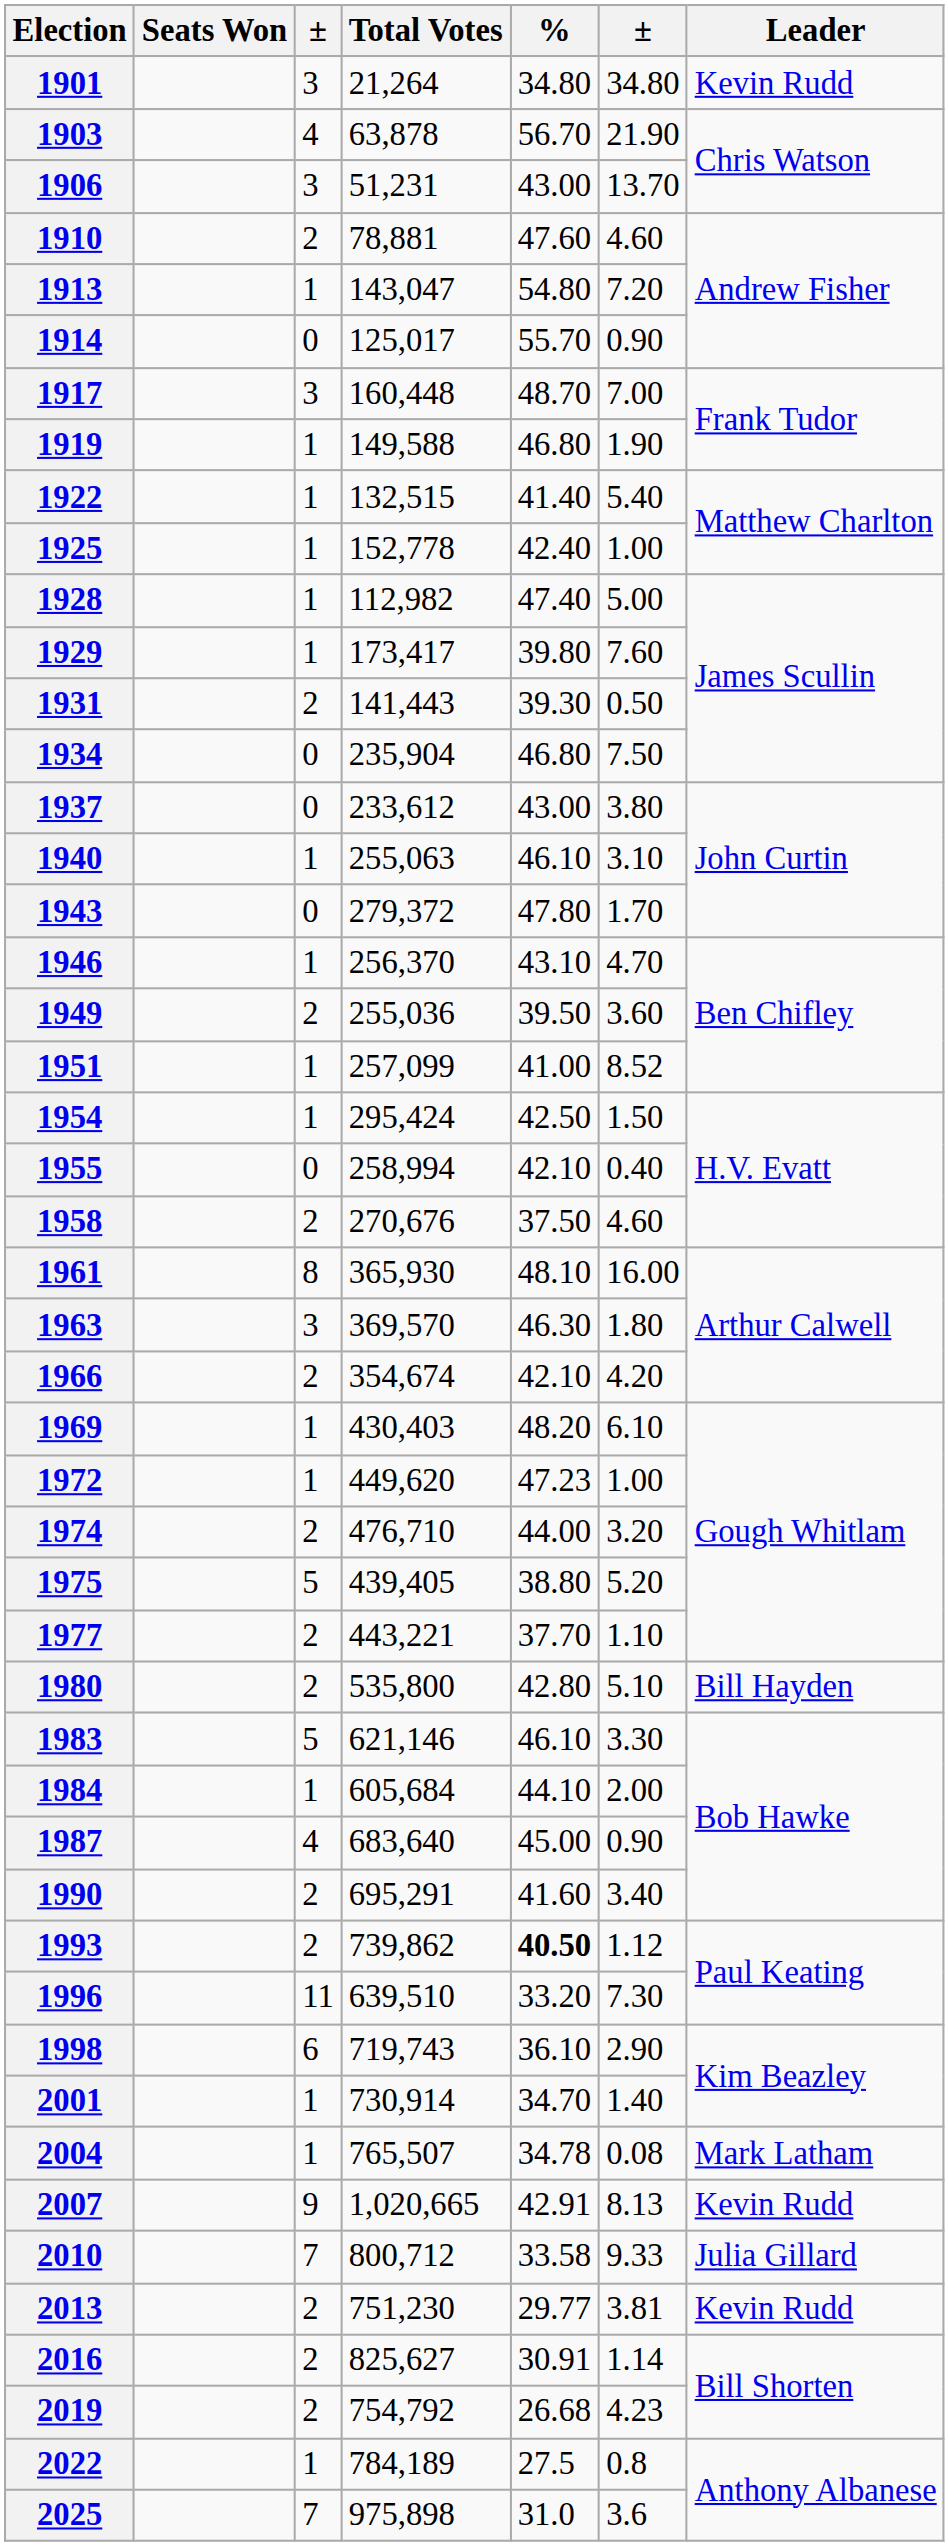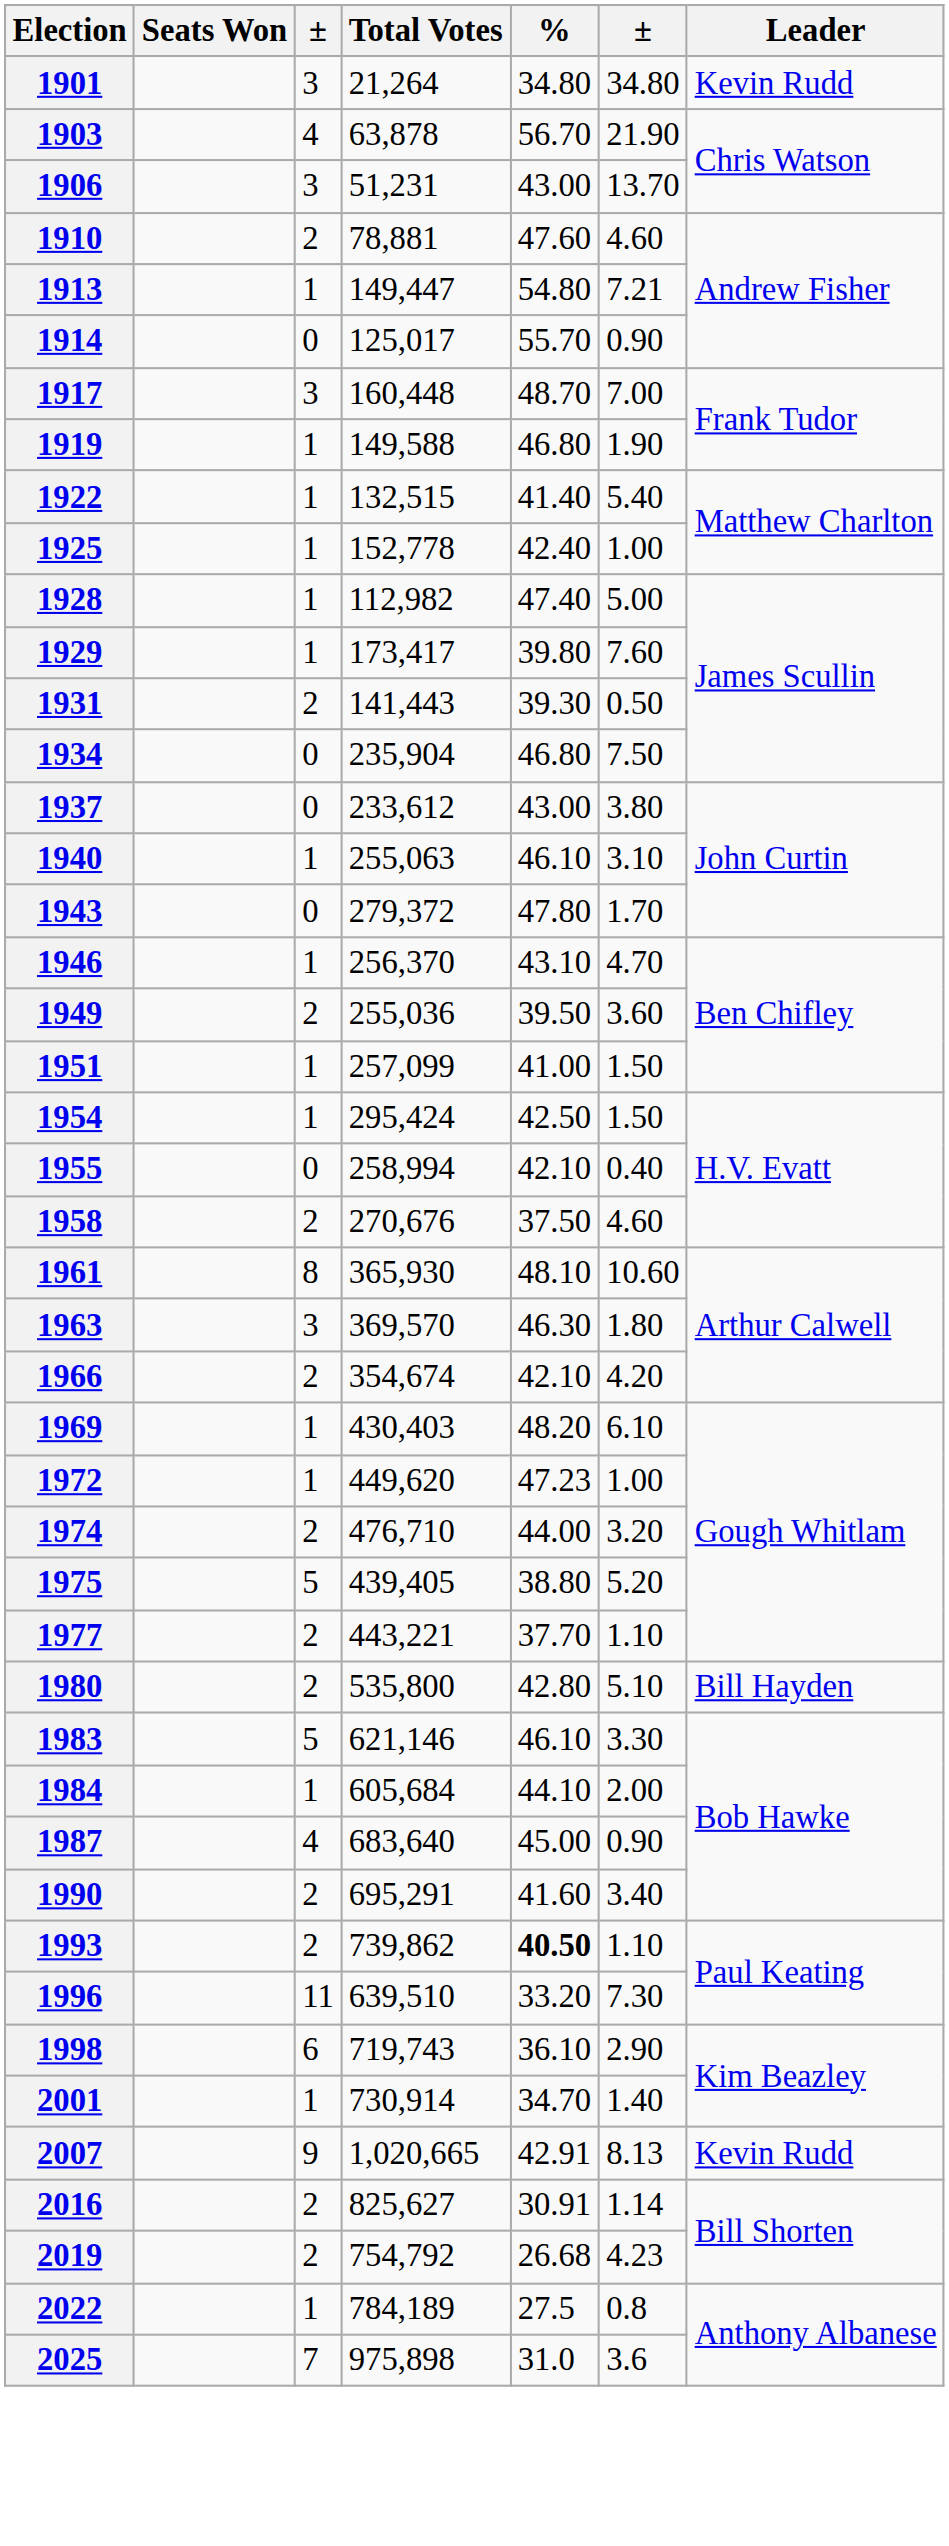(402, 289) 143,047 -> (402, 289) 149,447
(635, 289) 7.20 -> (635, 289) 7.21
(635, 1065) 8.52 -> (635, 1065) 1.50
(643, 1272) 16.00 -> (643, 1272) 10.60
(635, 1945) 1.12 -> (635, 1945) 1.10
- row: (70, 2152)
- row: (70, 2256)
- row: (70, 2308)
